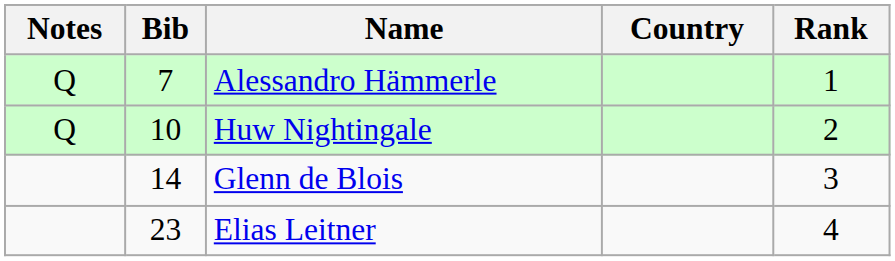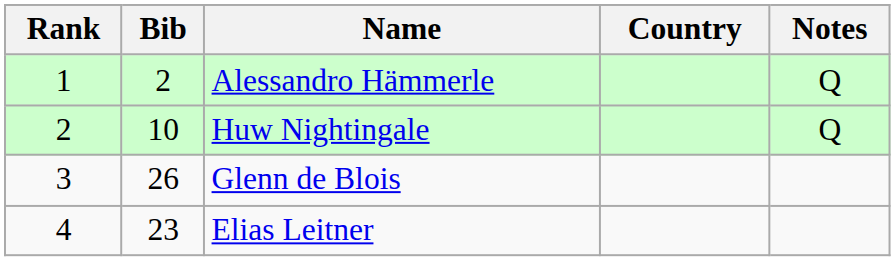columns swapped: (831, 29) <-> (65, 29)
(165, 79) 7 -> (163, 79) 2
(165, 179) 14 -> (163, 179) 26
